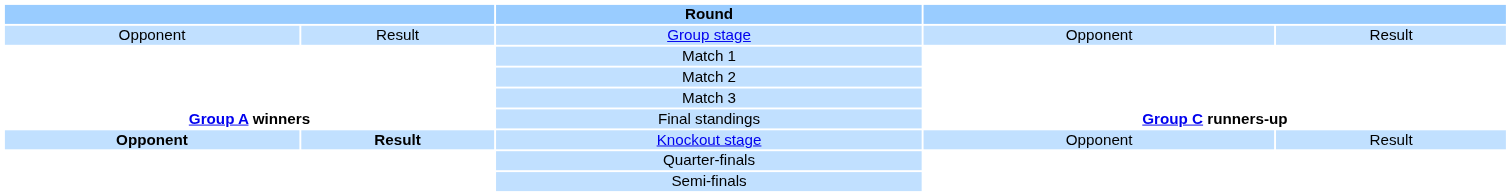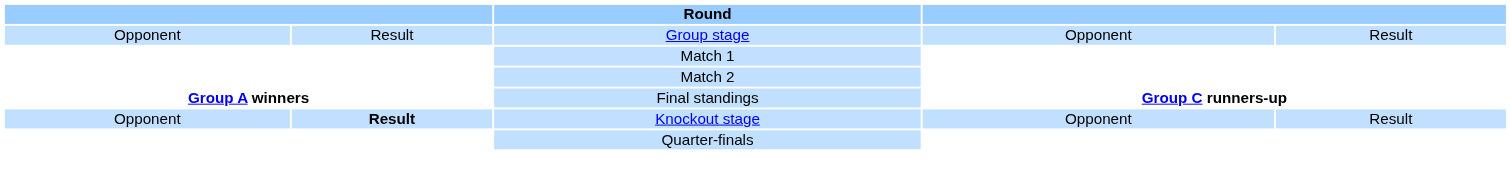- row: (709, 98)
(152, 139) bold -> (147, 118) normal
- row: (709, 181)
